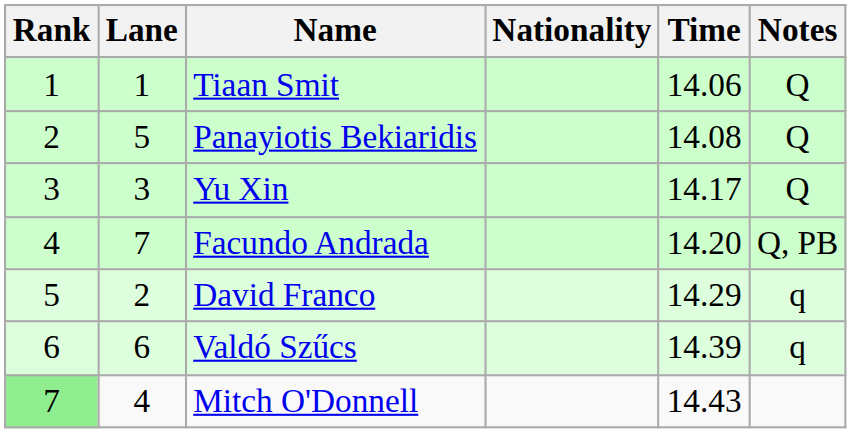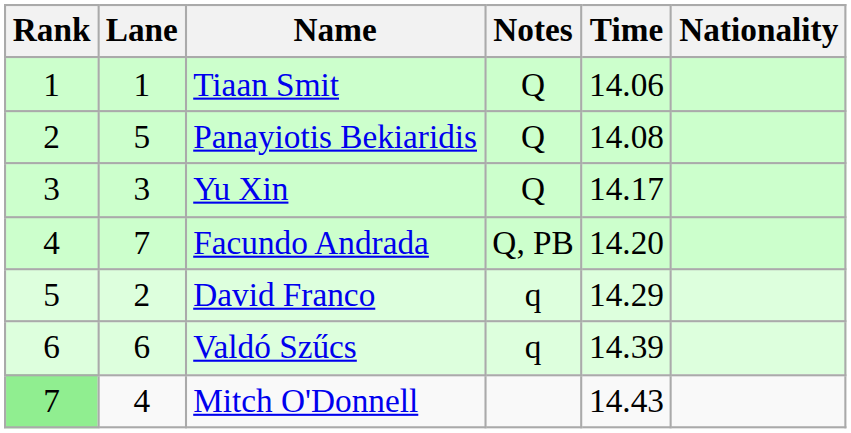columns swapped: (572, 30) <-> (798, 30)
